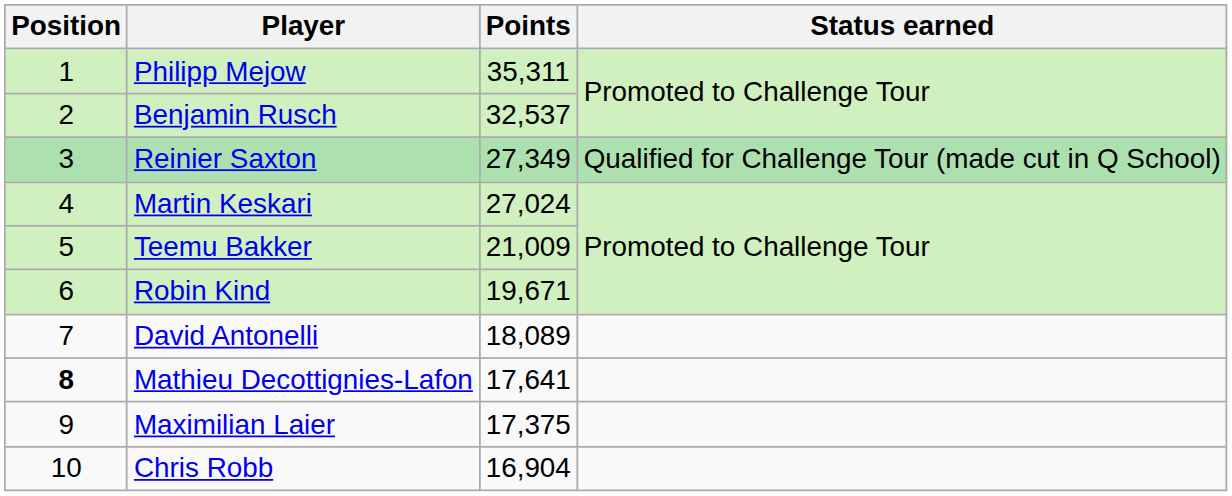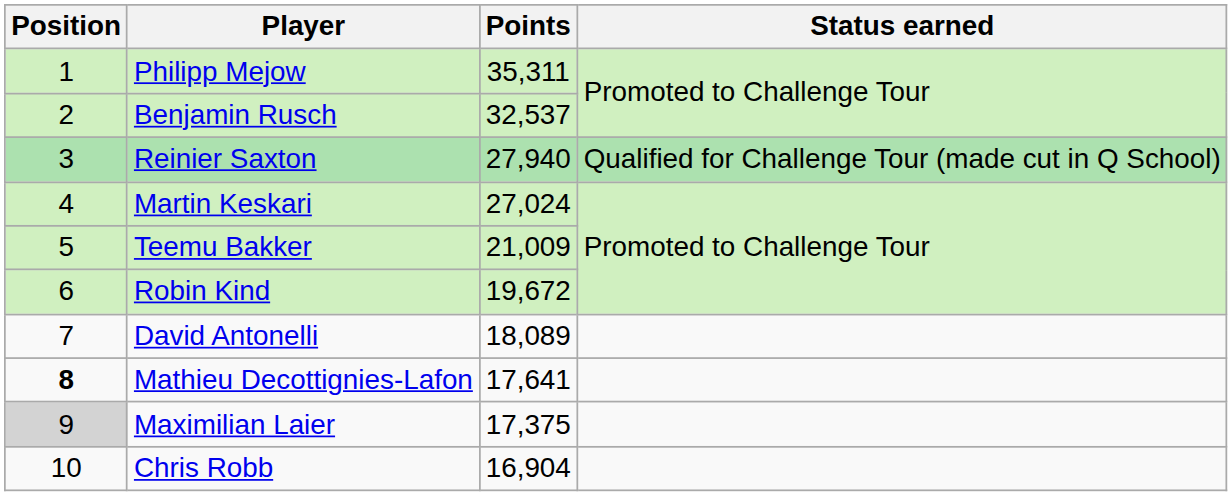(528, 159) 27,349 -> (528, 159) 27,940
(528, 291) 19,671 -> (528, 291) 19,672
(66, 423) no background -> (66, 423) lightgrey background
